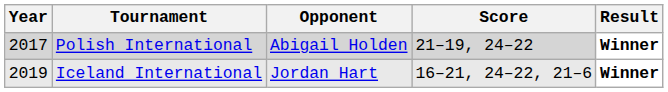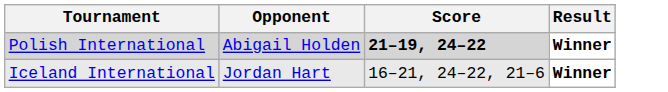- column: (28, 18)
(474, 46) normal -> (427, 46) bold
